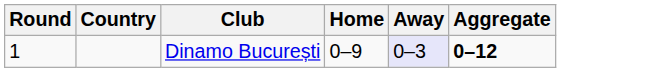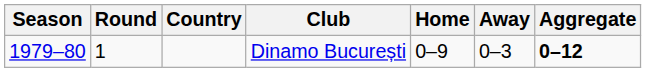+ column: (47, 20)
(410, 51) lavender background -> (495, 51) no background
